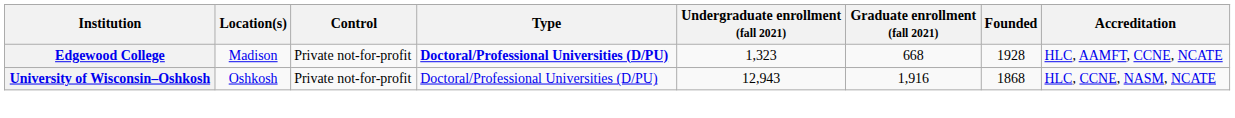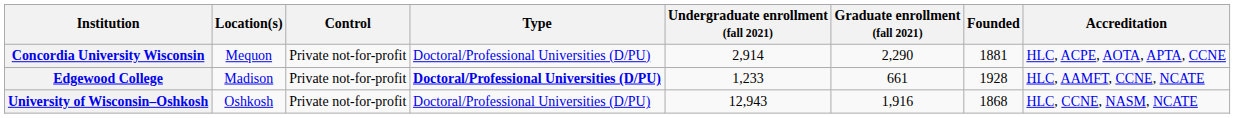+ row: (108, 55)
(761, 55) 1,323 -> (748, 78) 1,233
(913, 55) 668 -> (898, 78) 661
